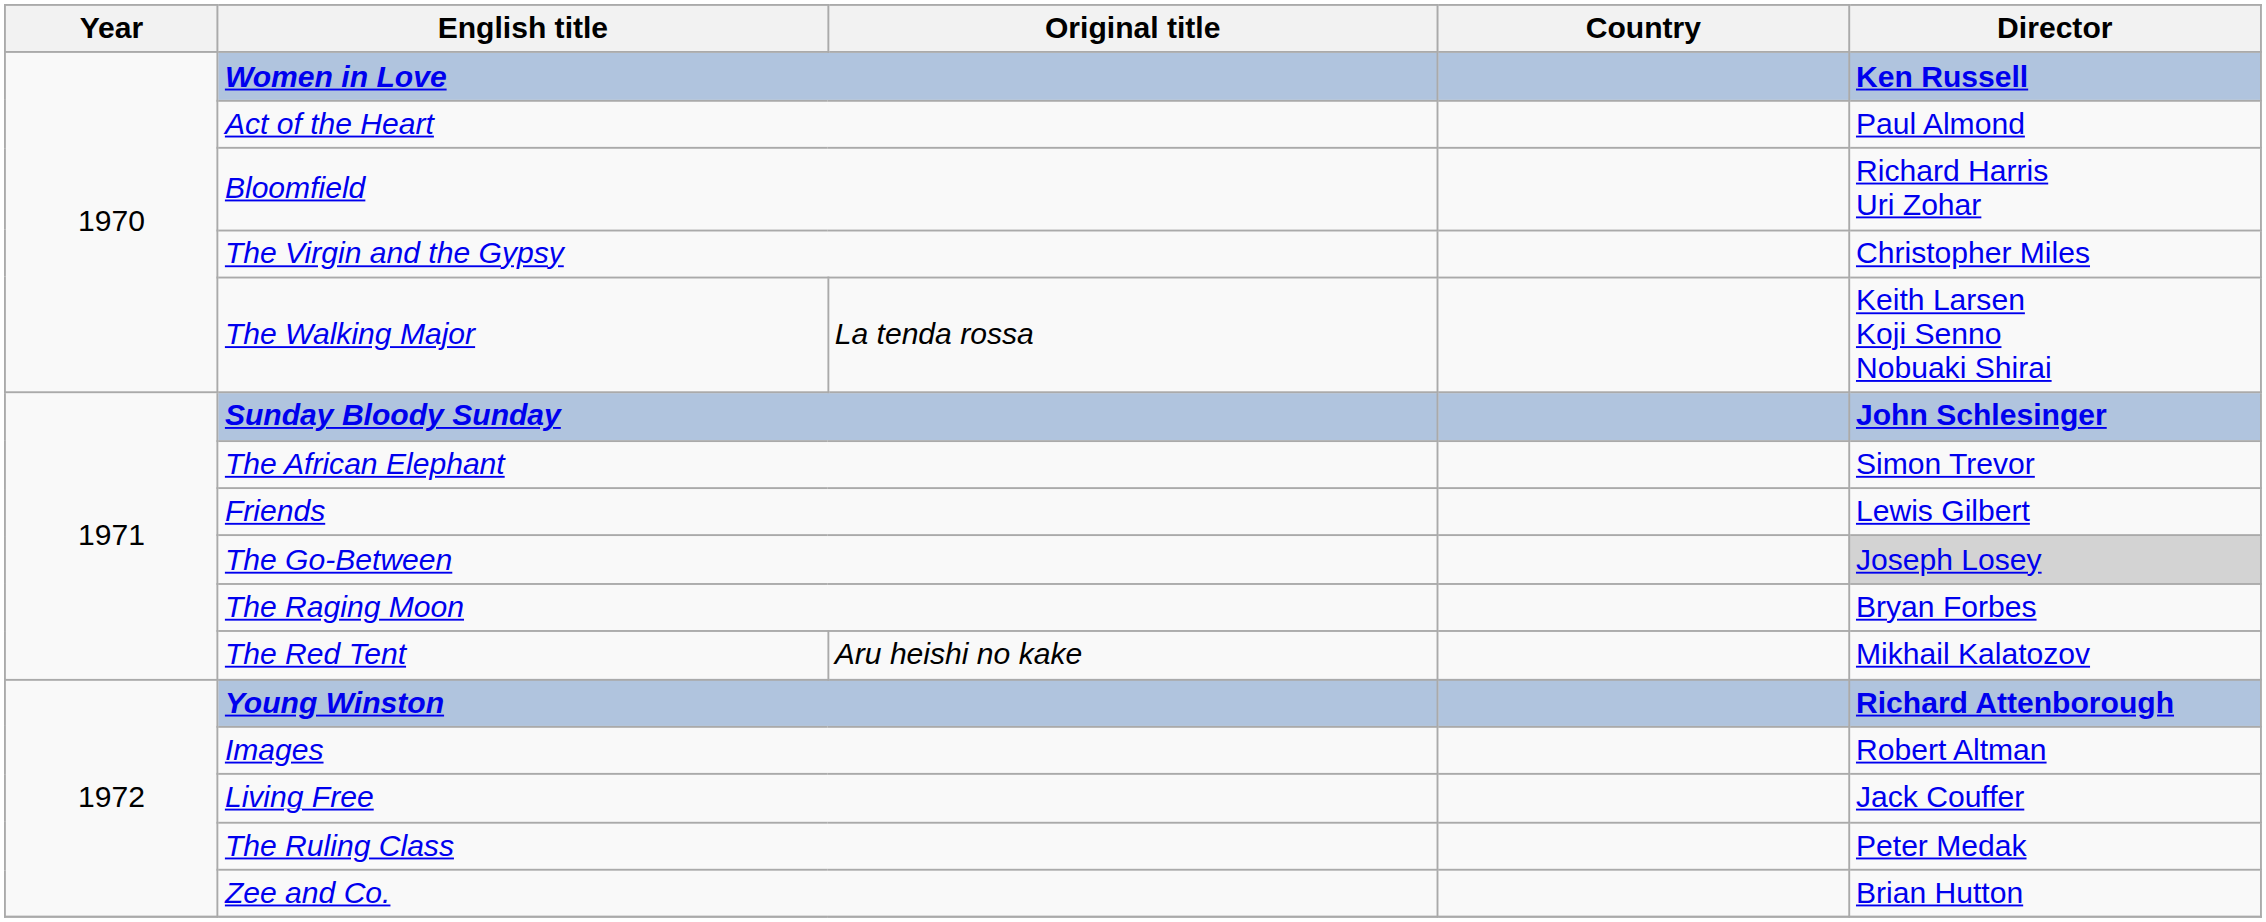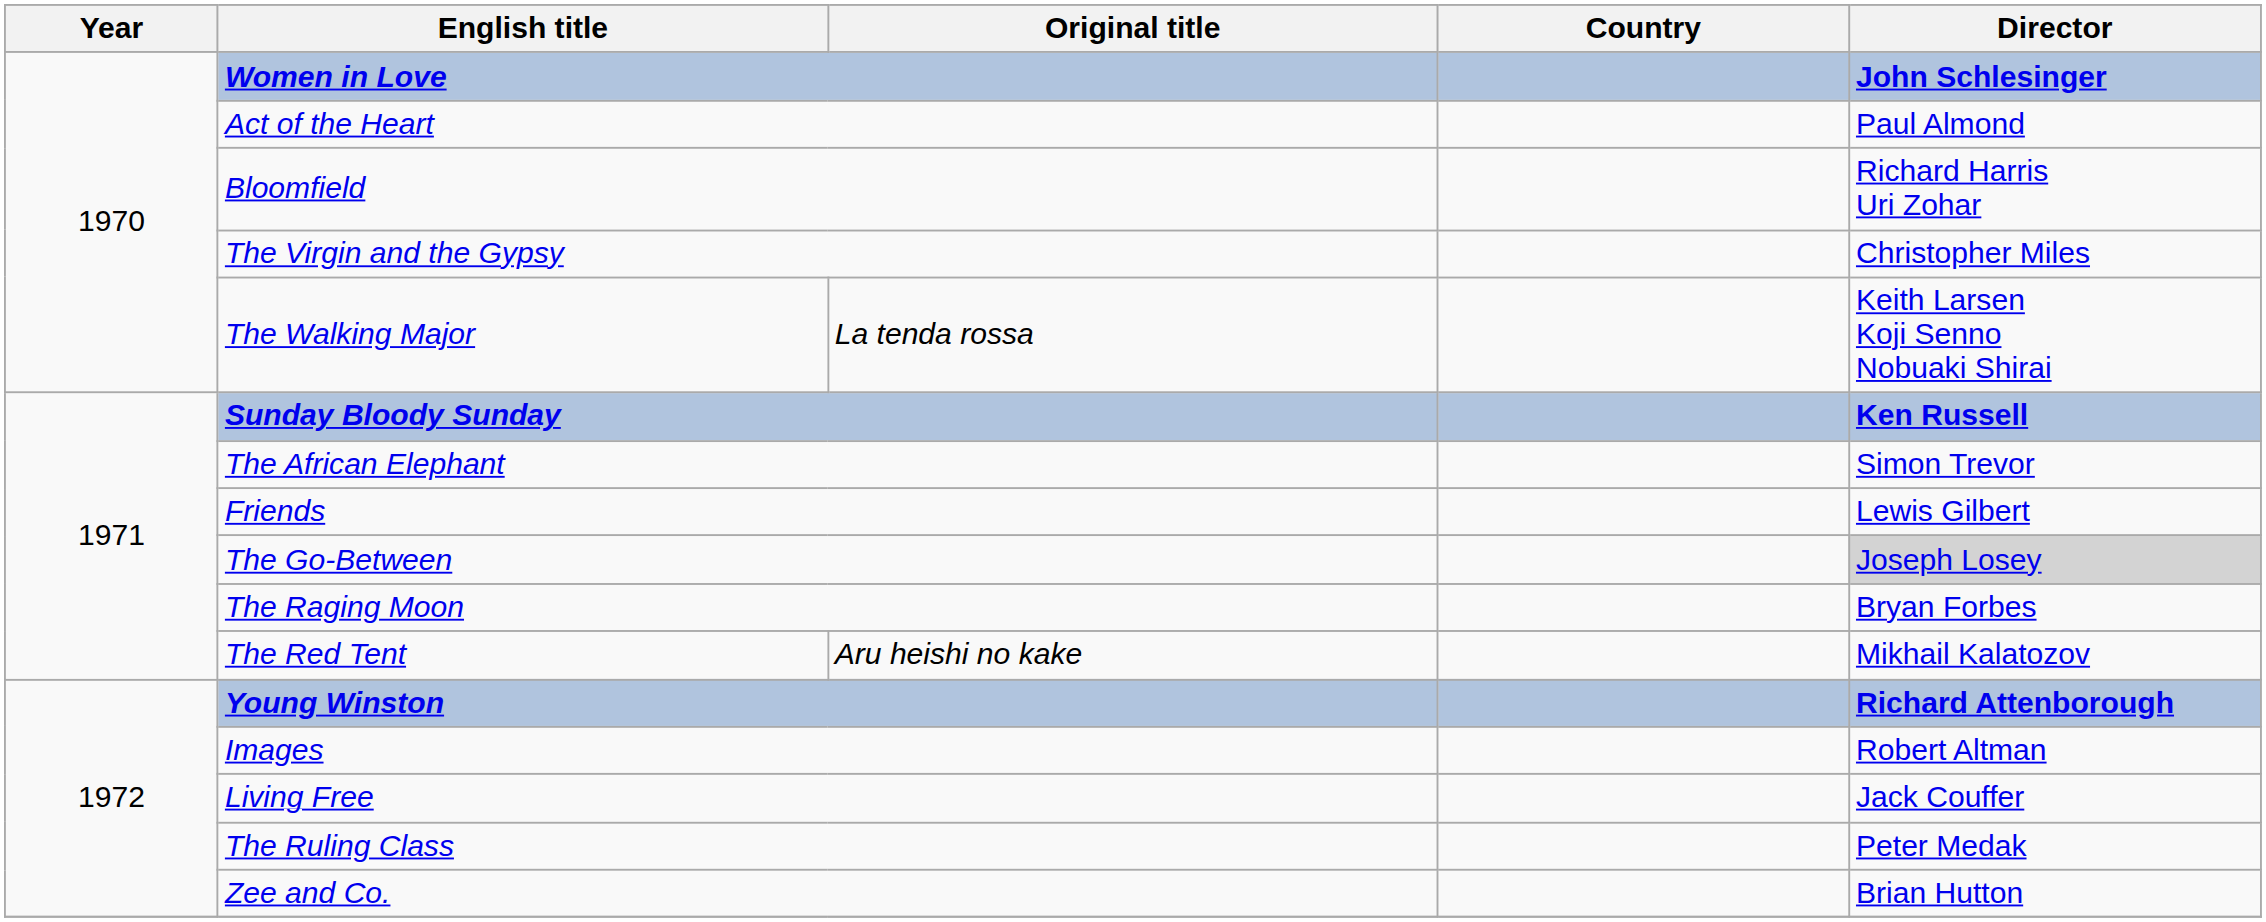(1942, 76) Ken Russell -> (1981, 76) John Schlesinger
(1981, 416) John Schlesinger -> (1942, 416) Ken Russell
